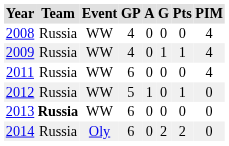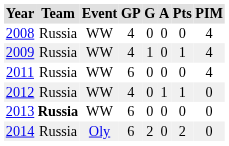columns swapped: (164, 13) <-> (149, 13)
(131, 92) 5 -> (131, 92) 4
